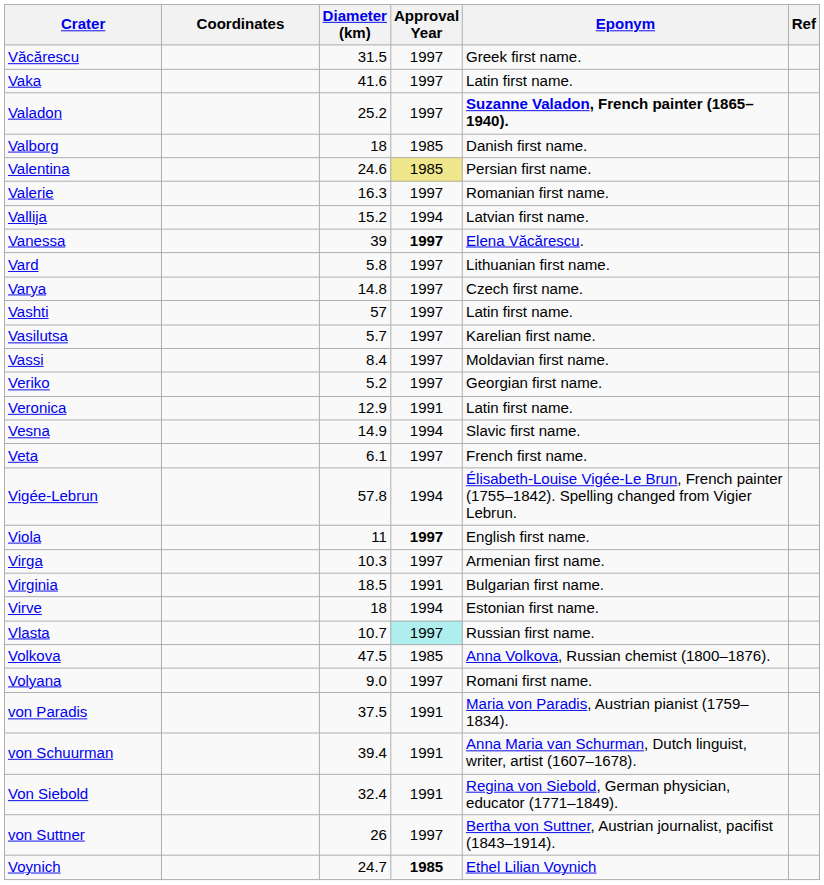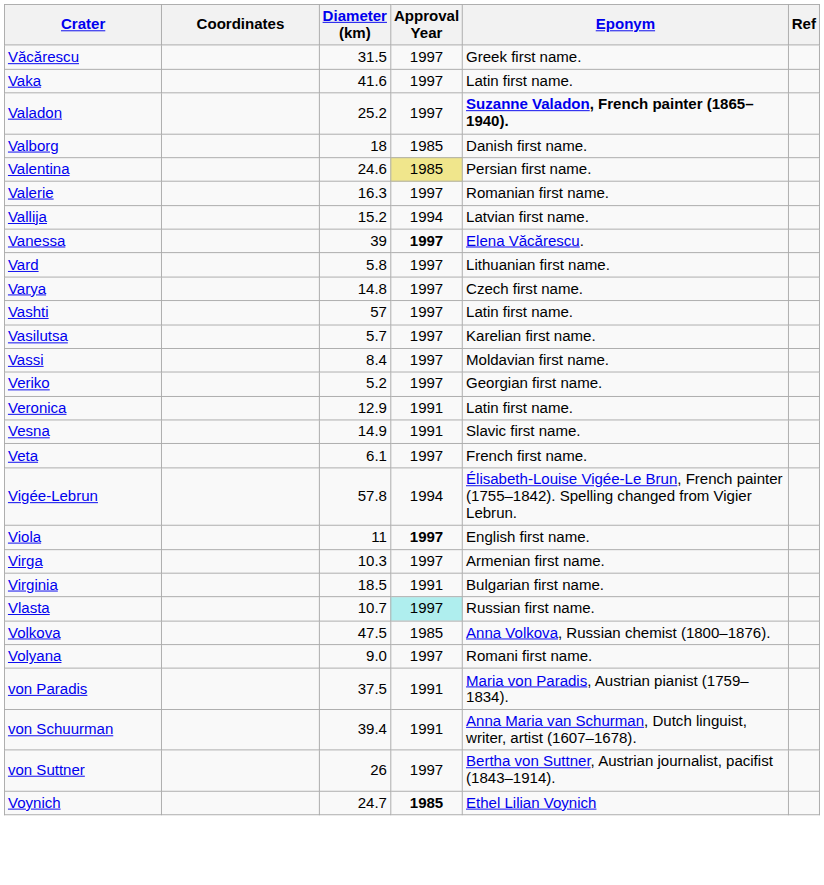(427, 431) 1994 -> (427, 431) 1991
- row: (25, 608)
- row: (48, 794)
